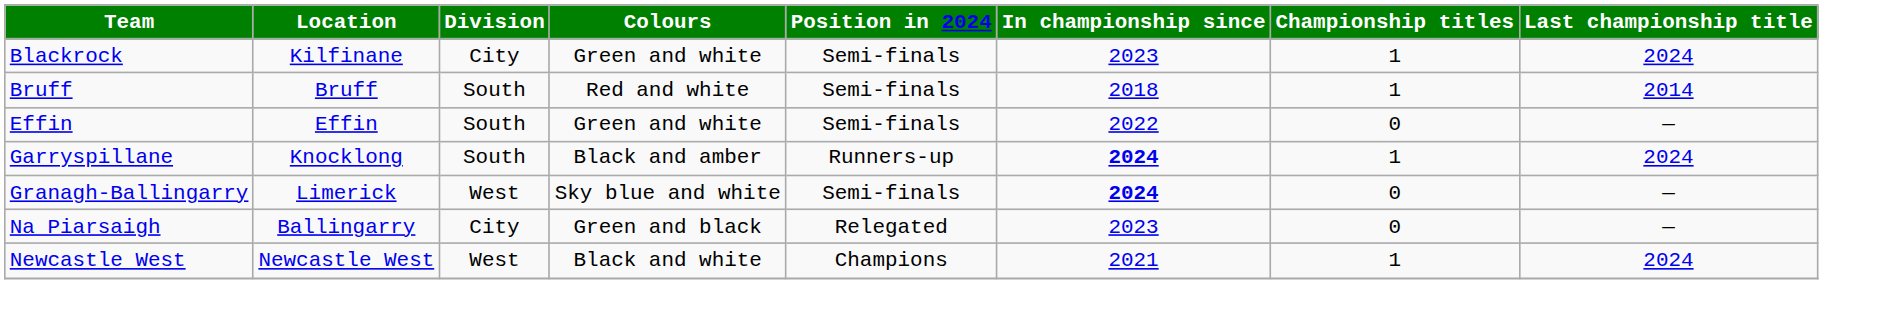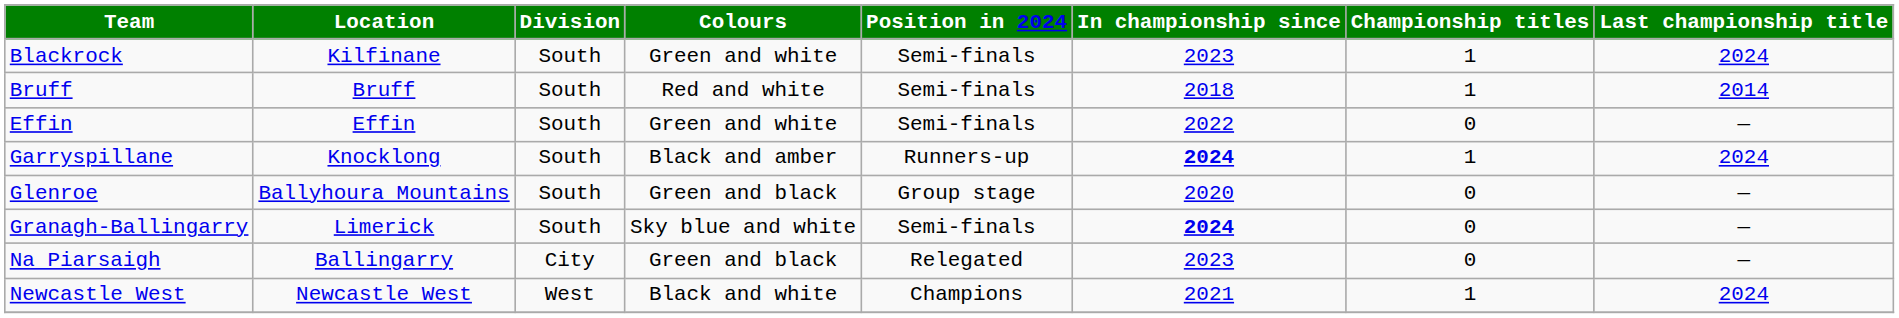(494, 56) City -> (570, 56) South
+ row: (54, 192)
(494, 192) West -> (570, 227) South
